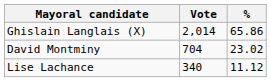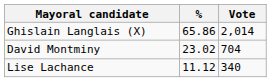columns swapped: (204, 13) <-> (247, 13)
